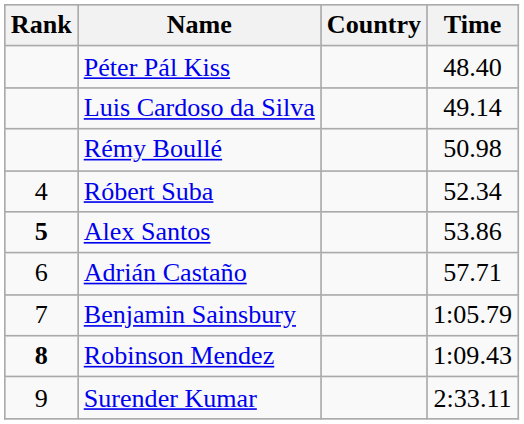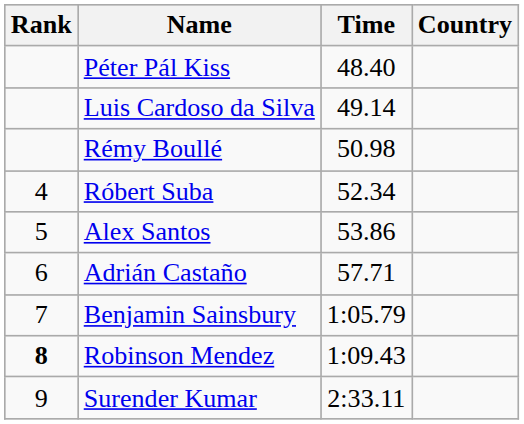columns swapped: (374, 25) <-> (473, 25)
(41, 231) bold -> (41, 231) normal
